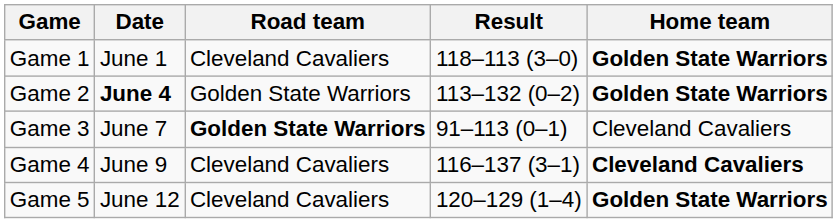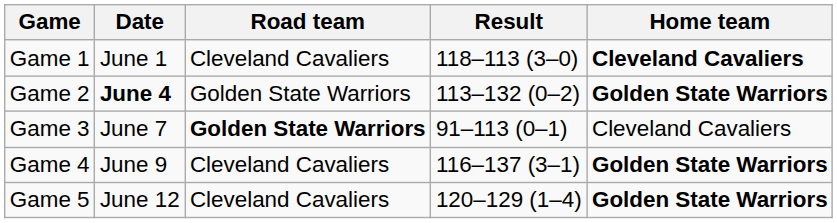(710, 57) Golden State Warriors -> (698, 57) Cleveland Cavaliers
(698, 164) Cleveland Cavaliers -> (710, 164) Golden State Warriors
